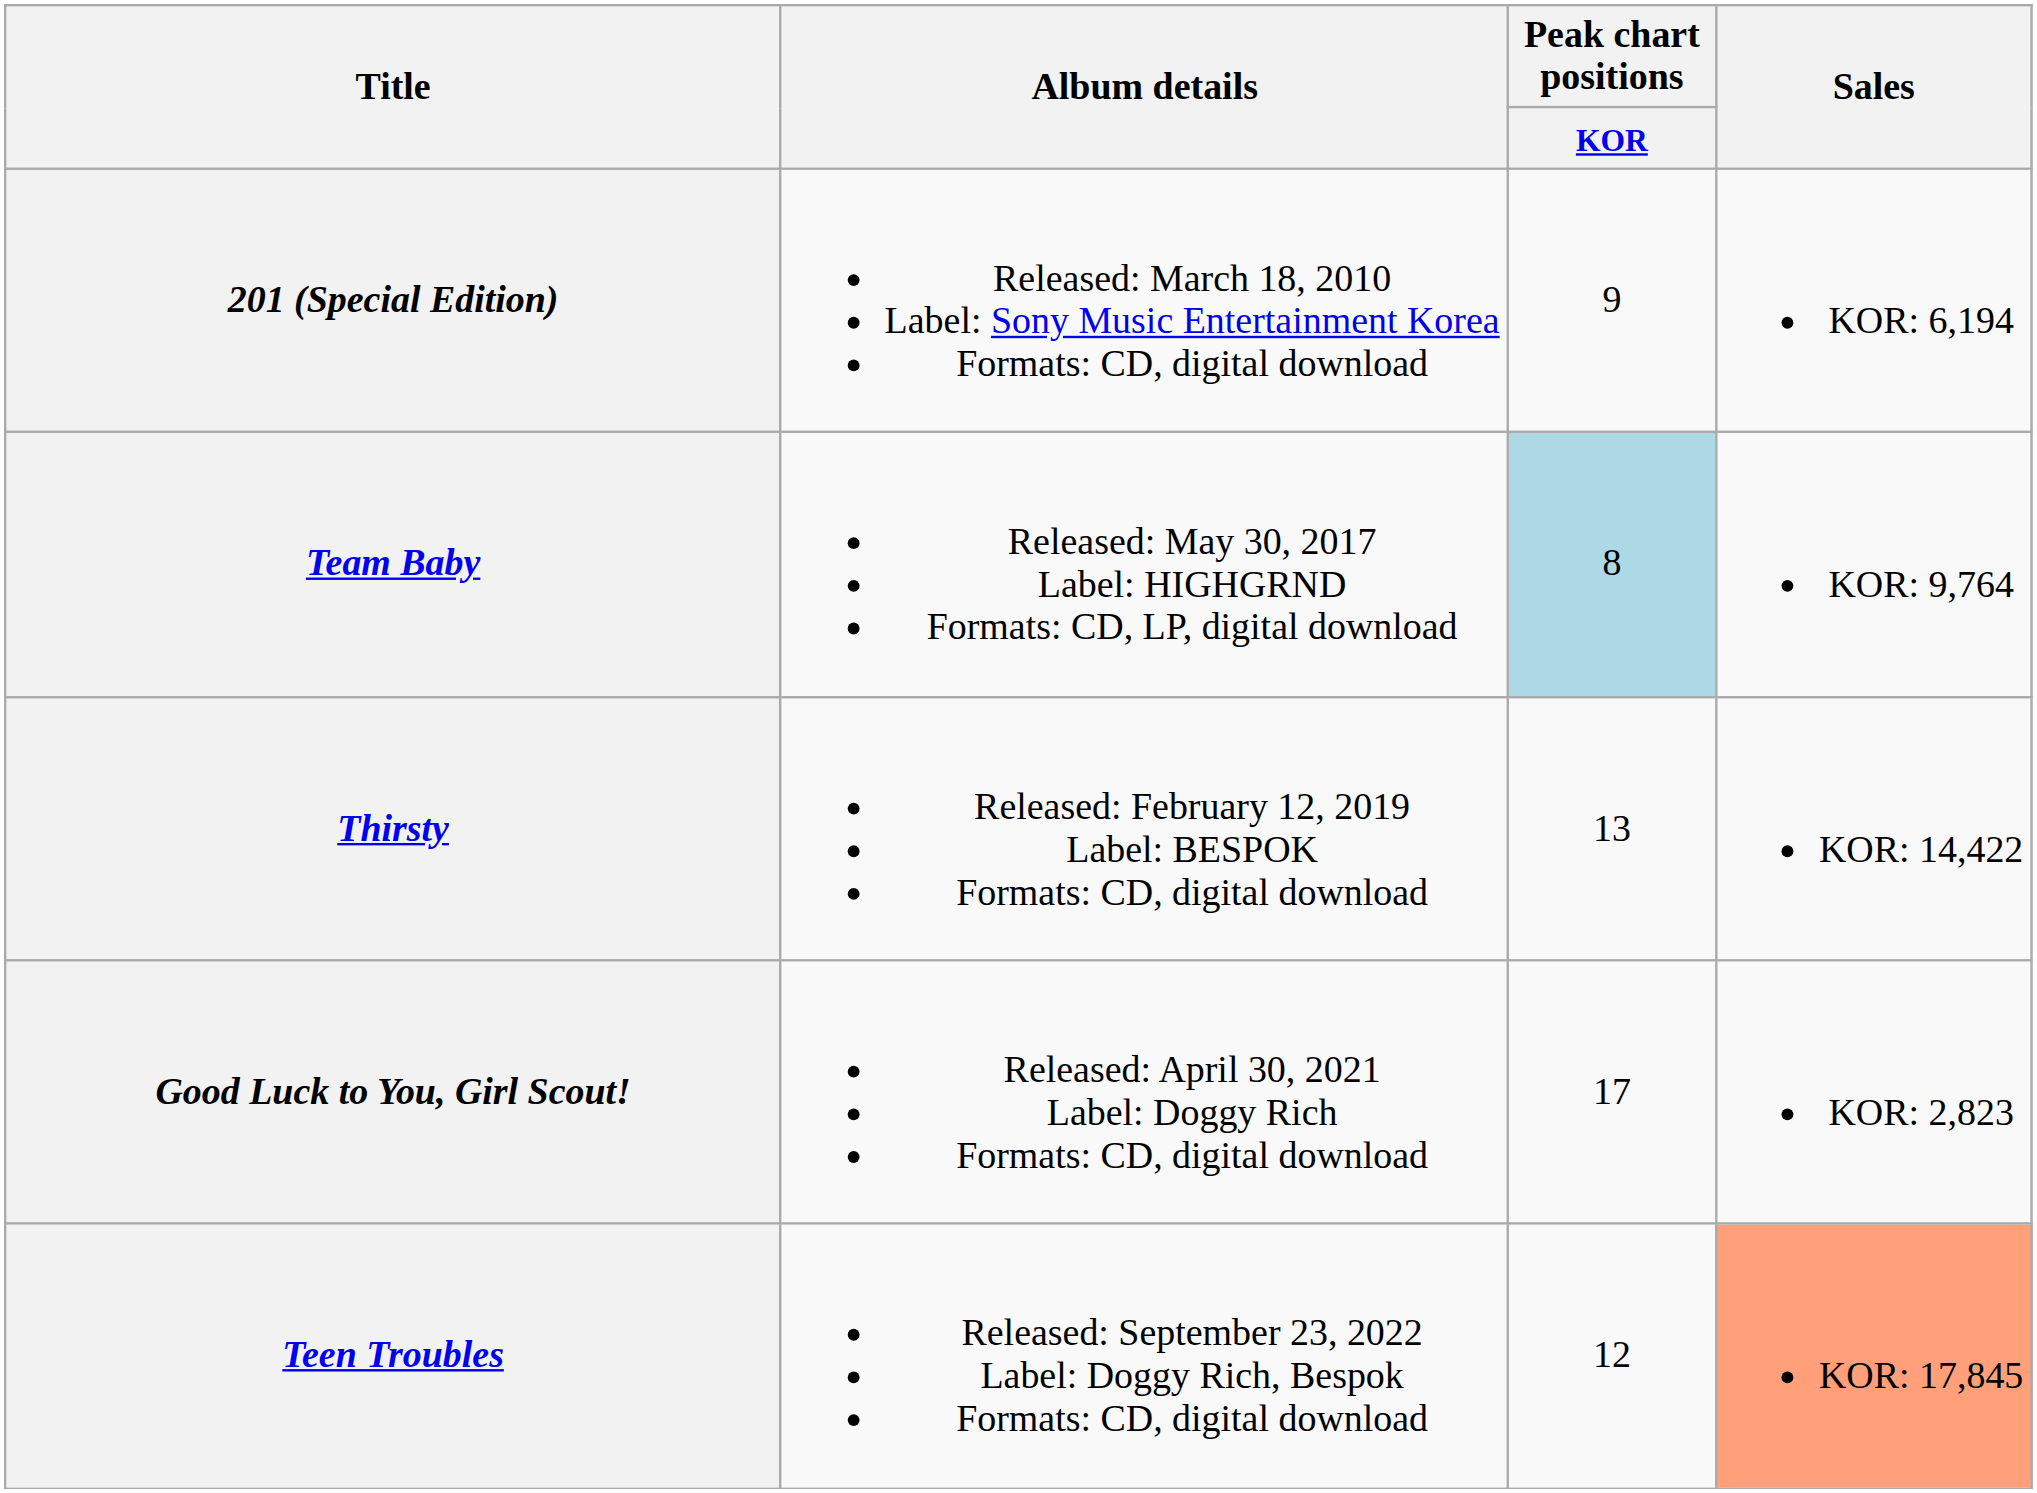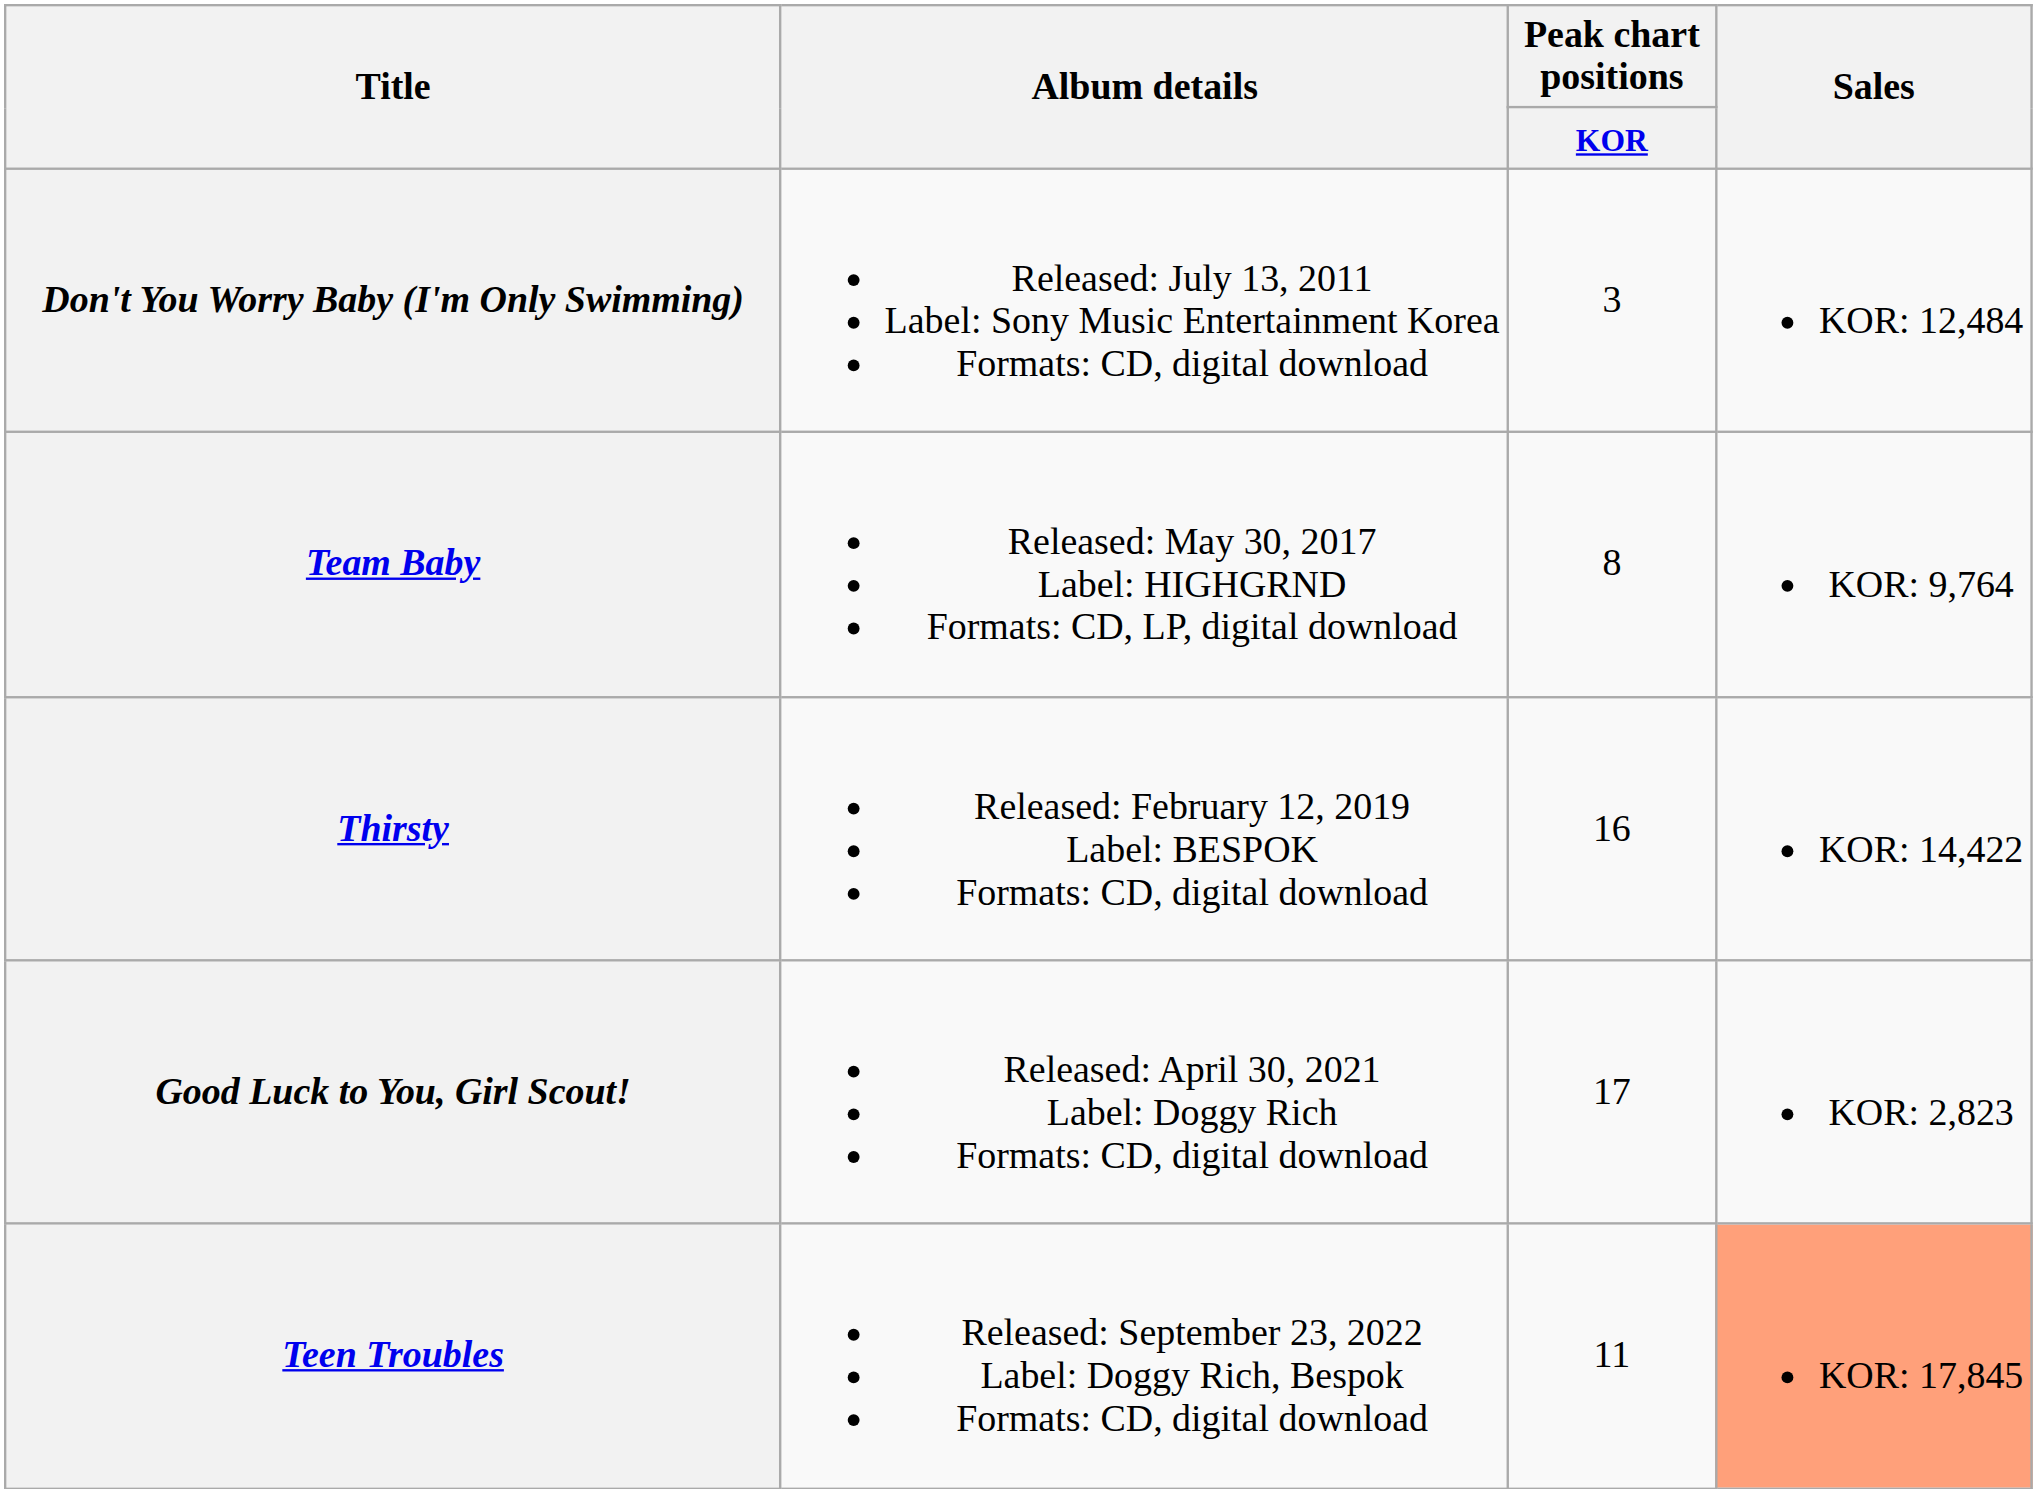- row: (393, 299)
+ row: (393, 299)
(1612, 563) lightblue background -> (1612, 563) no background
(1612, 827) 13 -> (1612, 827) 16
(1612, 1355) 12 -> (1612, 1355) 11
